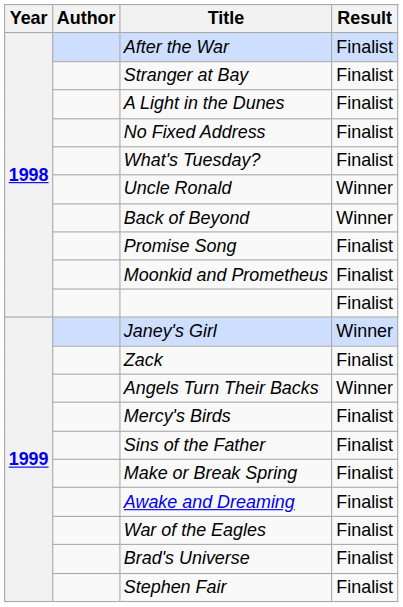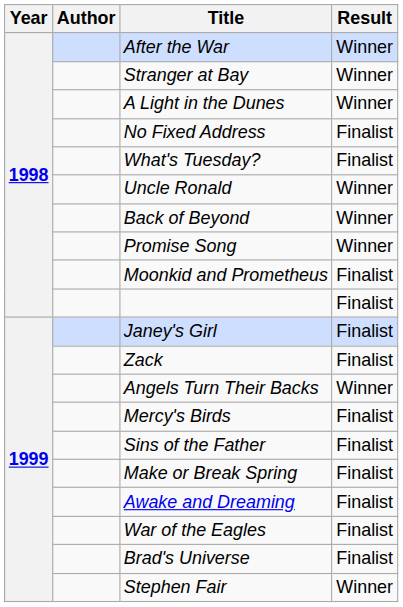(365, 47) Finalist -> (365, 47) Winner
(365, 75) Finalist -> (365, 75) Winner
(365, 103) Finalist -> (365, 103) Winner
(365, 246) Finalist -> (365, 246) Winner
(365, 331) Winner -> (365, 331) Finalist
(365, 587) Finalist -> (365, 587) Winner
